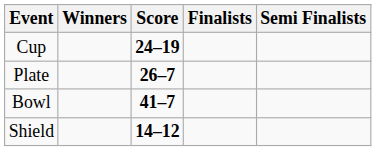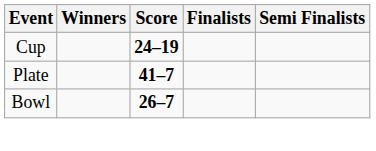(157, 74) 26–7 -> (156, 74) 41–7
(157, 103) 41–7 -> (156, 103) 26–7
- row: (31, 131)
